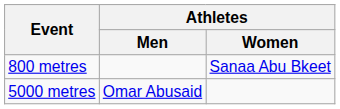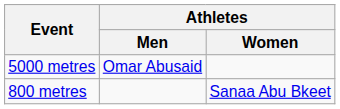rows swapped: (47, 67) <-> (52, 92)
